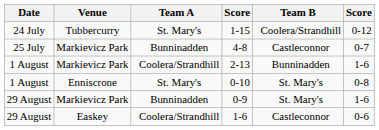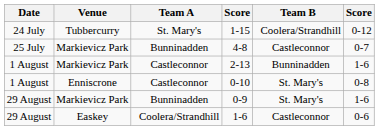(176, 64) Coolera/Strandhill -> (176, 64) Castleconnor
(176, 82) St. Mary's -> (176, 82) Castleconnor
